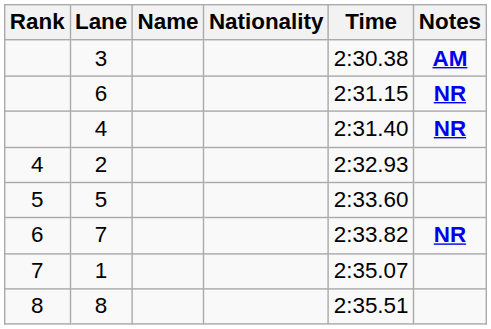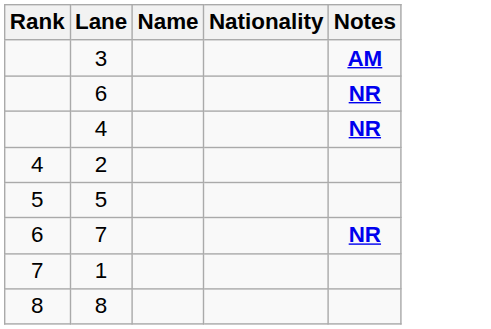- column: (371, 22)
